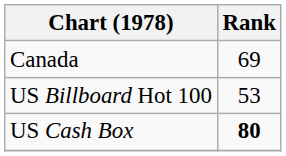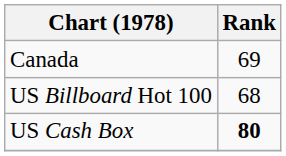(249, 95) 53 -> (249, 95) 68
